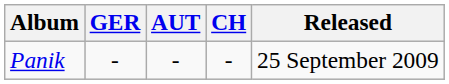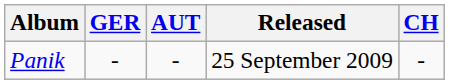columns swapped: (229, 23) <-> (348, 23)
